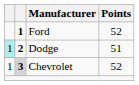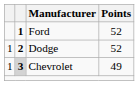(10, 48) paleturquoise background -> (10, 48) no background
(116, 48) 51 -> (116, 48) 52
(116, 66) 52 -> (116, 66) 49
